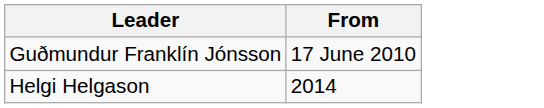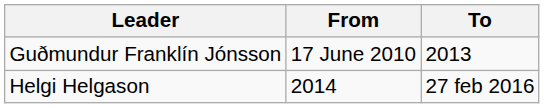+ column: (480, 20)
